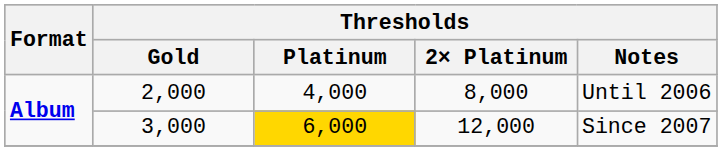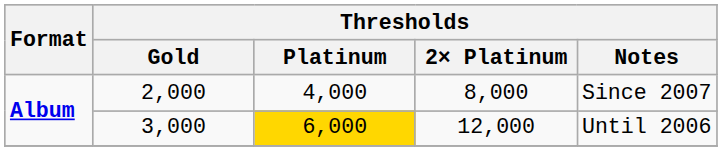(647, 93) Until 2006 -> (647, 93) Since 2007
(647, 128) Since 2007 -> (647, 128) Until 2006
